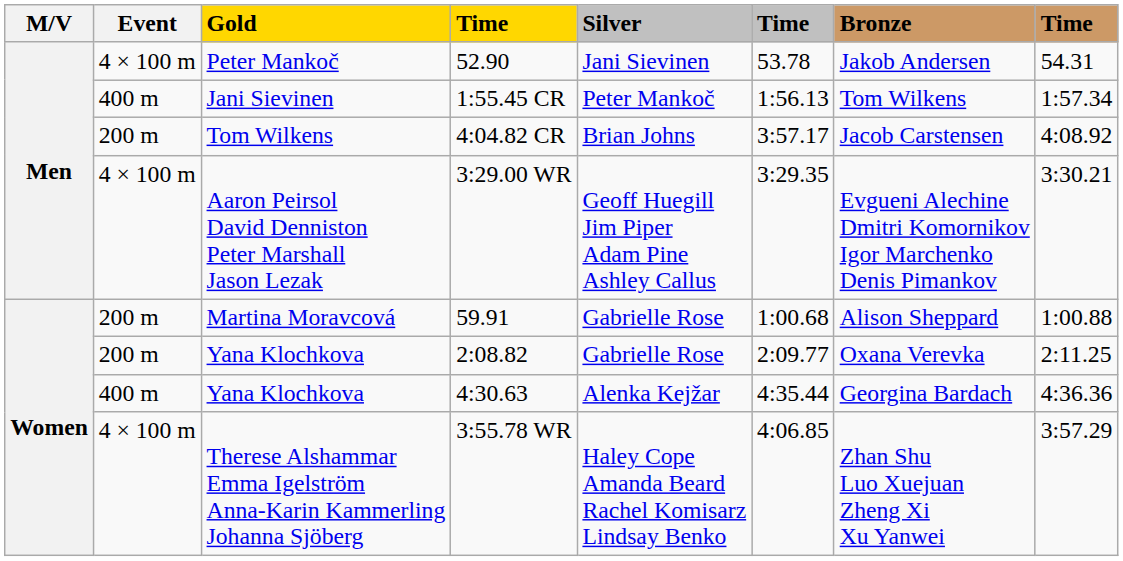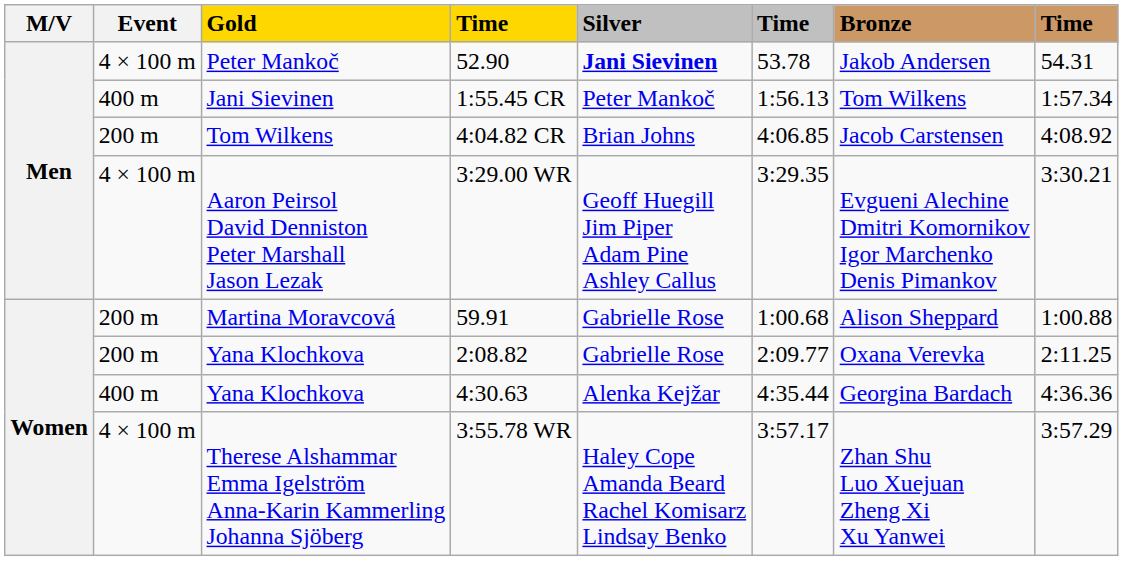(646, 60) normal -> (650, 60) bold
(793, 135) 3:57.17 -> (793, 135) 4:06.85
(793, 430) 4:06.85 -> (793, 430) 3:57.17
